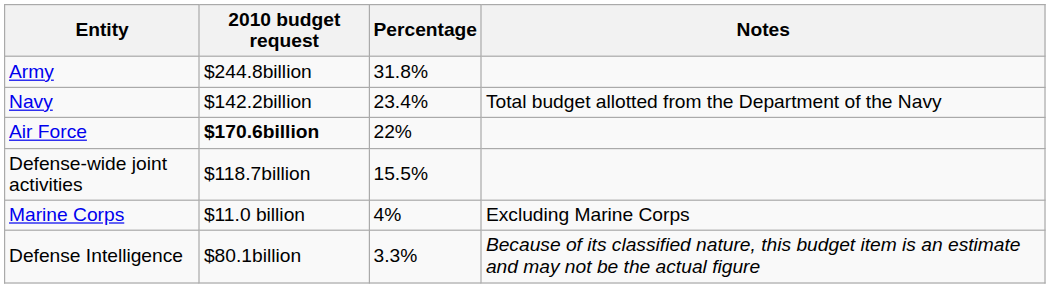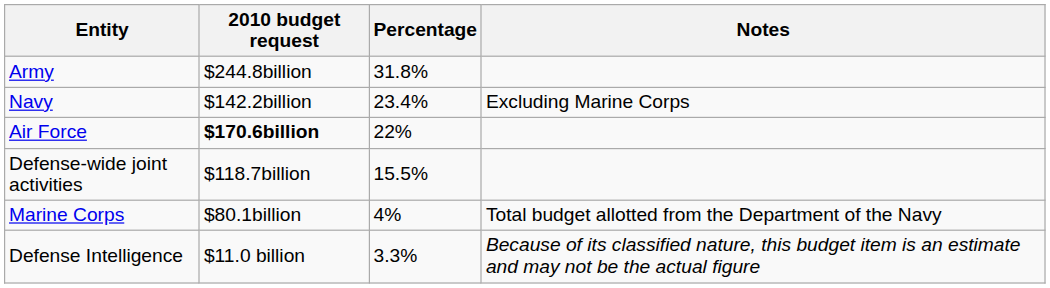(714, 102) Total budget allotted from the Department of the Navy -> (588, 102) Excluding Marine Corps
(254, 215) $11.0 billion -> (253, 215) $80.1billion
(588, 215) Excluding Marine Corps -> (714, 215) Total budget allotted from the Department of the Navy
(253, 256) $80.1billion -> (254, 256) $11.0 billion
